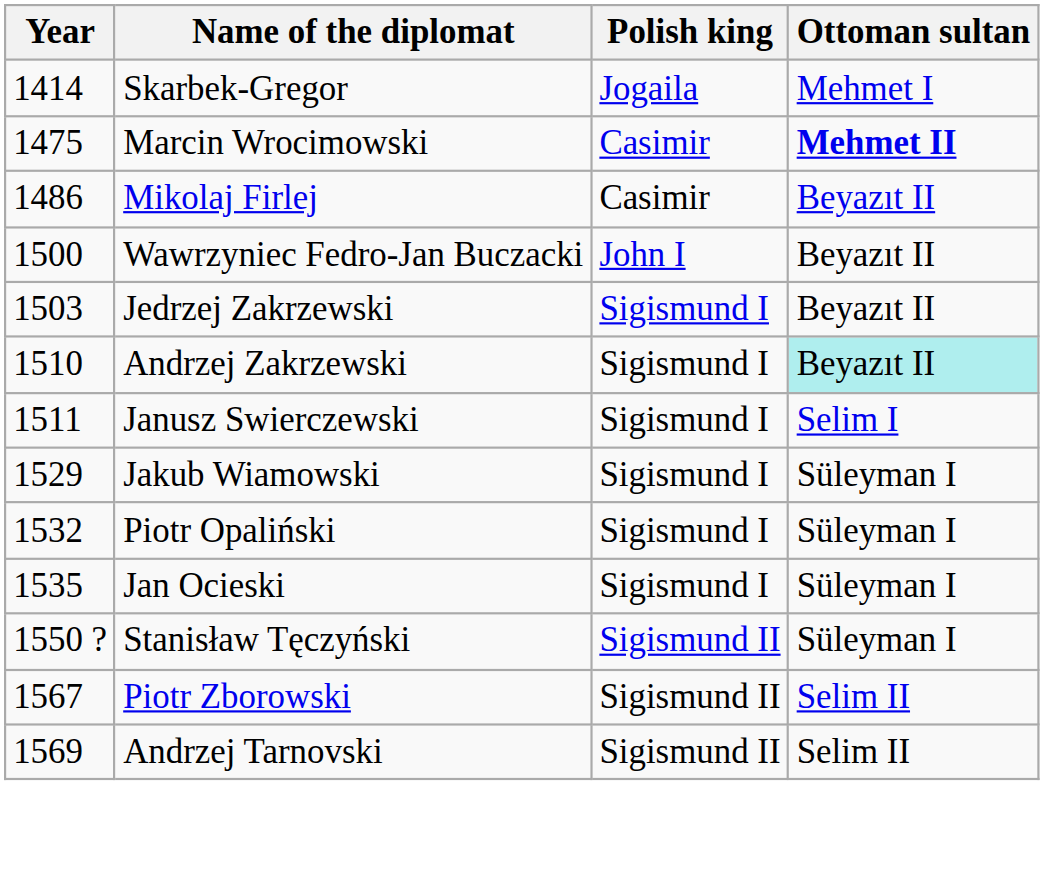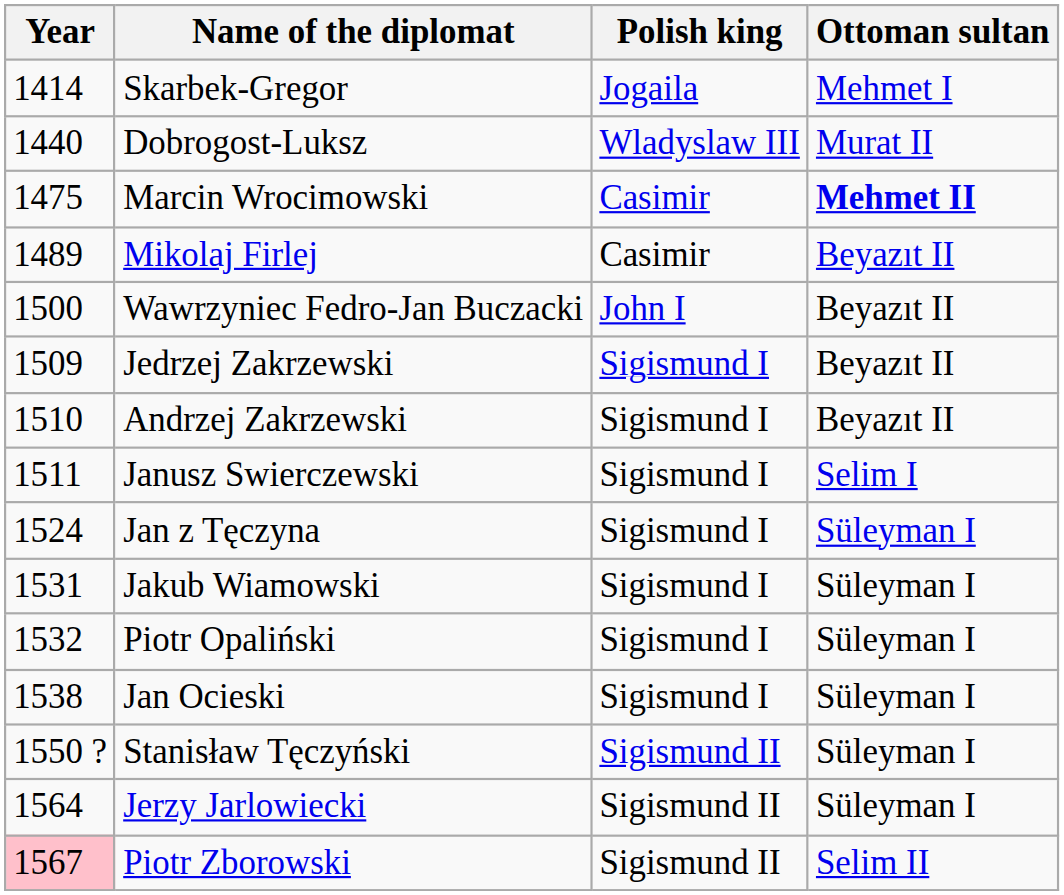+ row: (245, 142)
(48, 198) 1486 -> (48, 253) 1489
(48, 308) 1503 -> (48, 364) 1509
(866, 364) paleturquoise background -> (885, 419) no background
+ row: (222, 530)
(48, 474) 1529 -> (48, 585) 1531
(48, 585) 1535 -> (48, 695) 1538
+ row: (245, 806)
(48, 695) no background -> (48, 861) pink background
- row: (253, 751)
